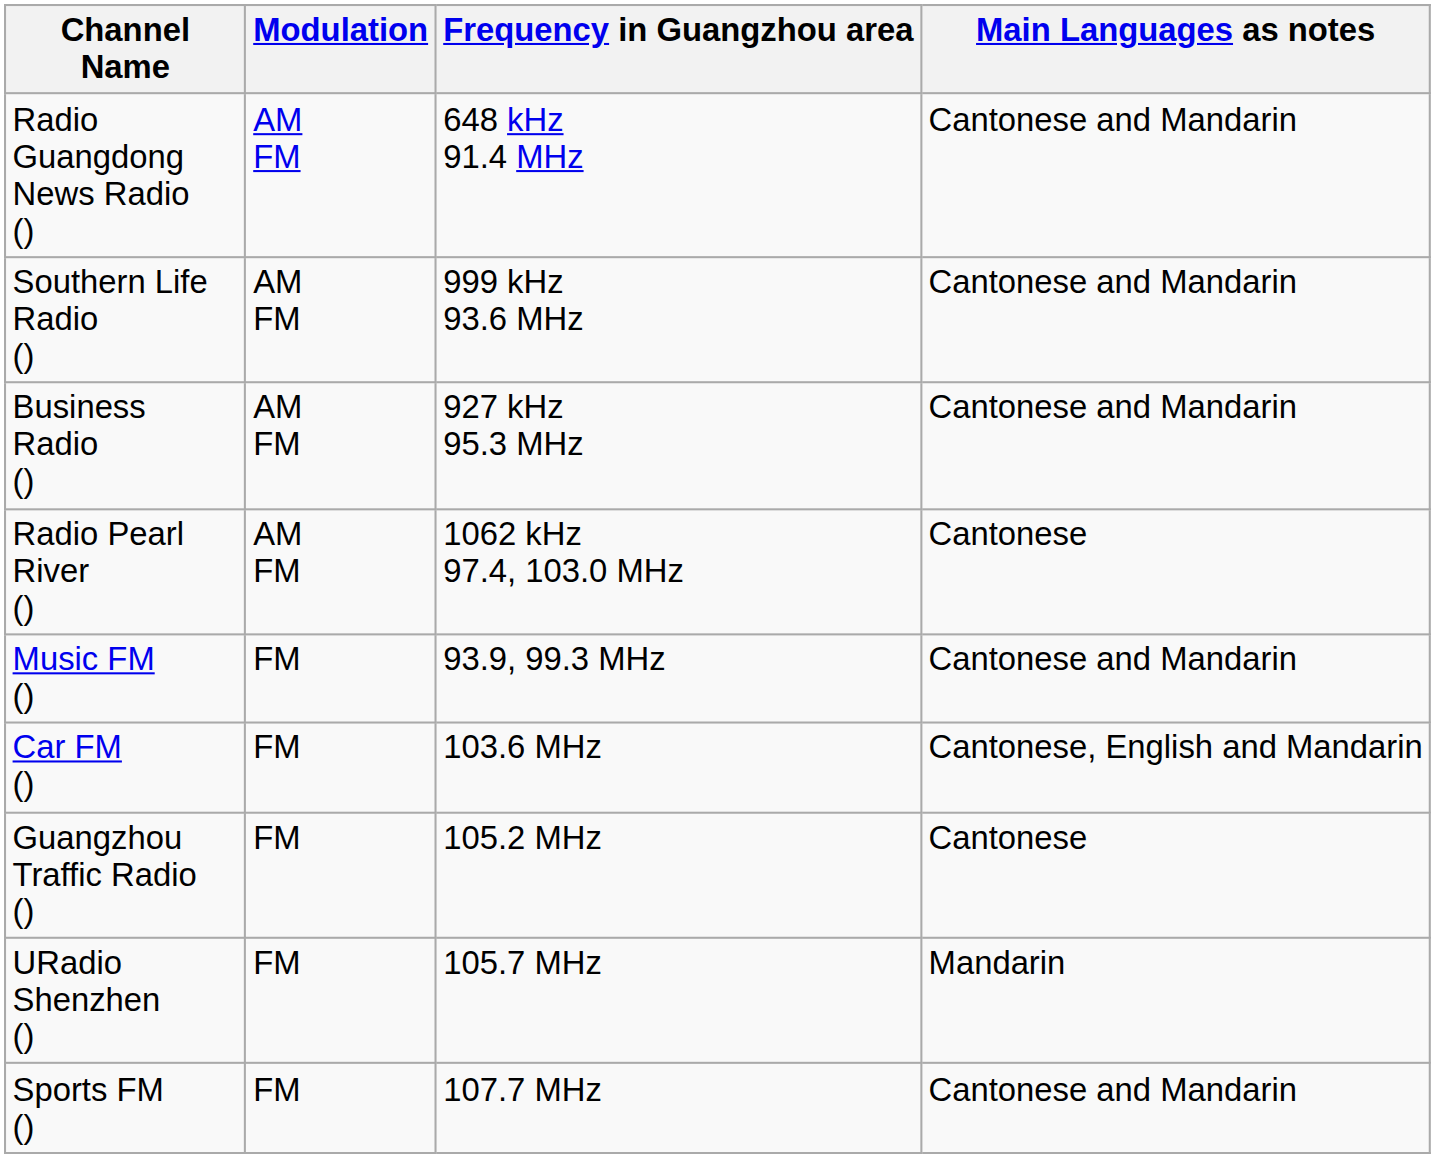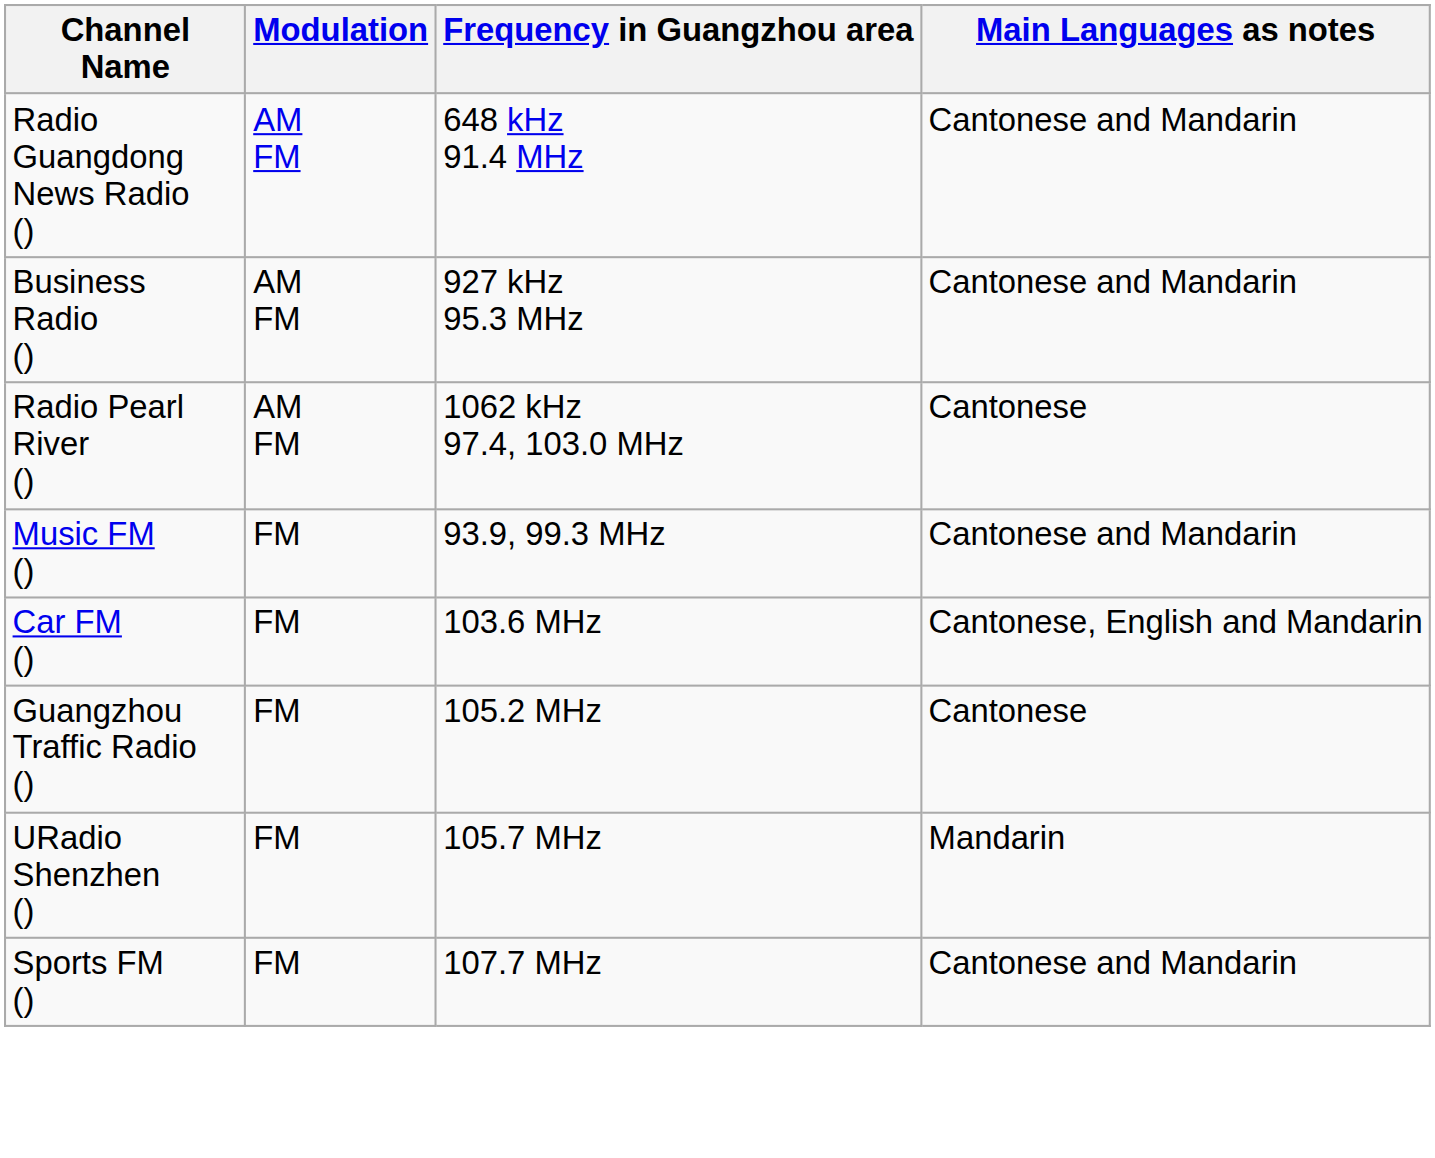- row: (110, 319)
